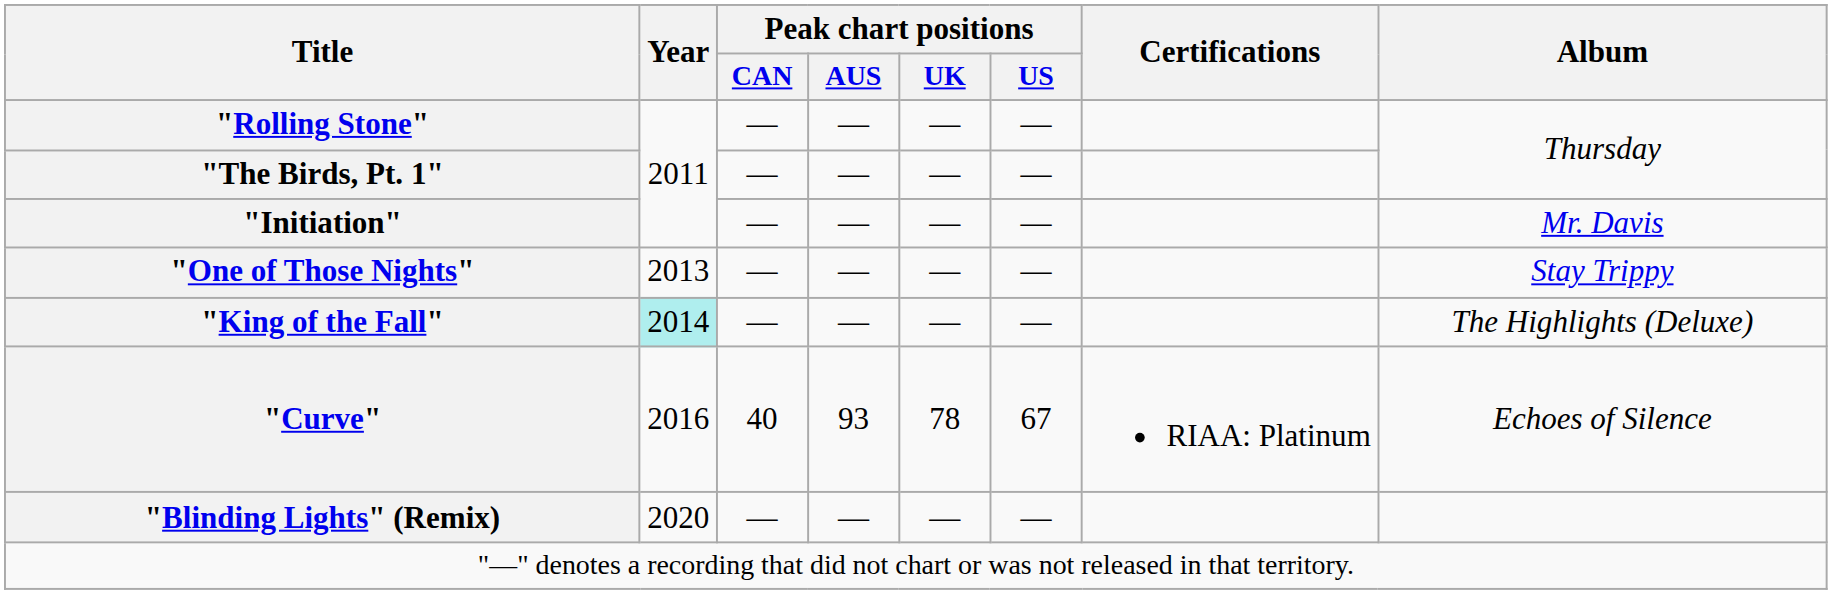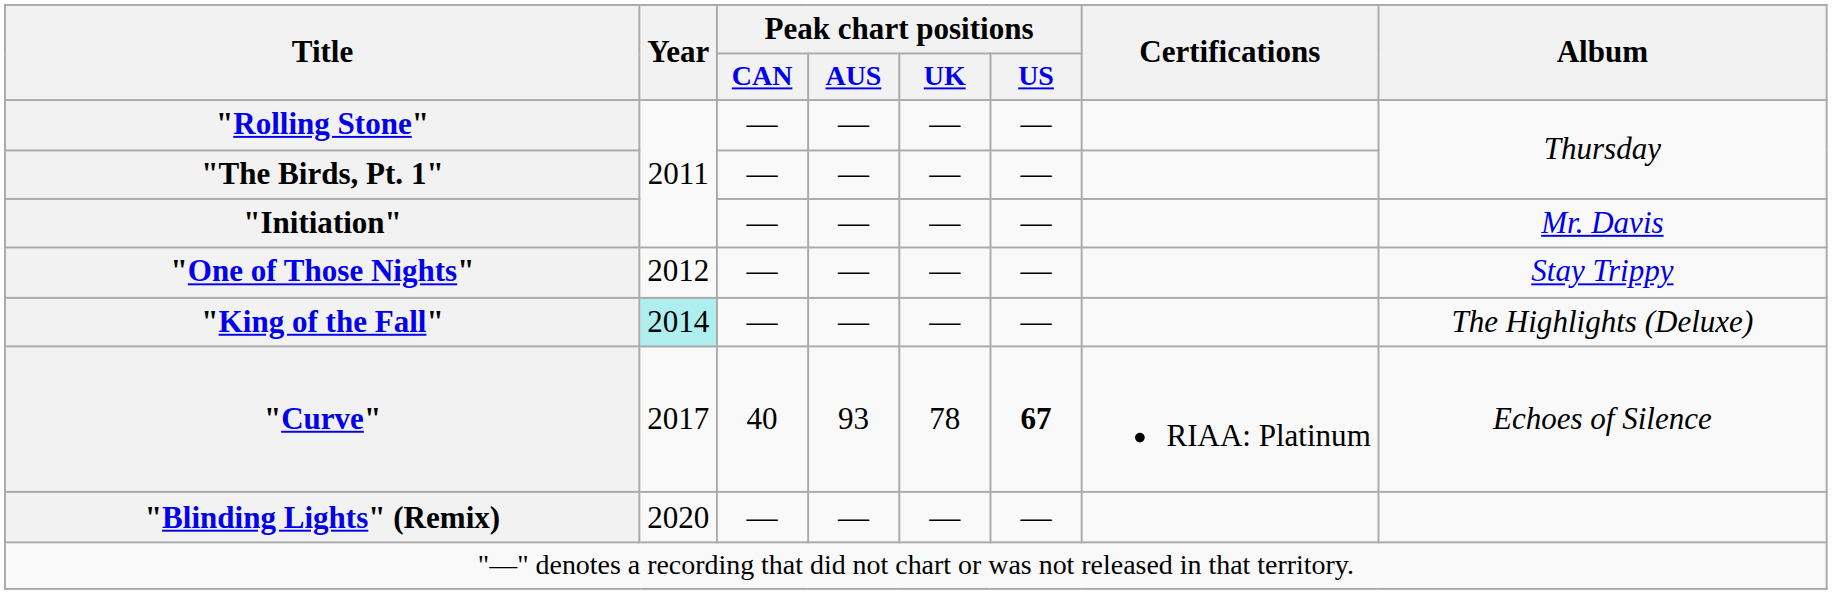(678, 272) 2013 -> (678, 272) 2012
(678, 419) 2016 -> (678, 419) 2017
(1036, 419) normal -> (1036, 419) bold
